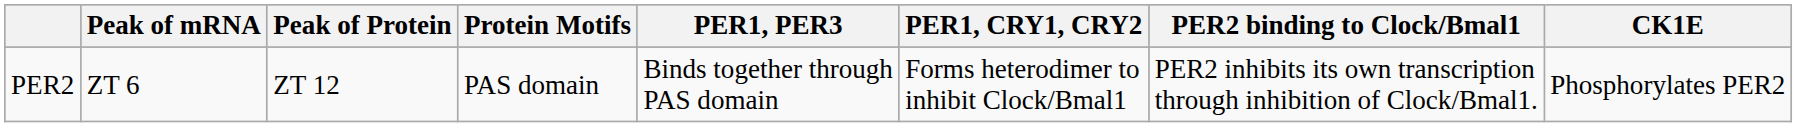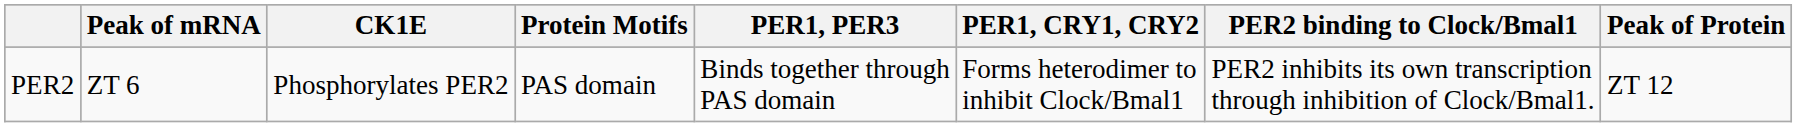columns swapped: (362, 25) <-> (1668, 25)
